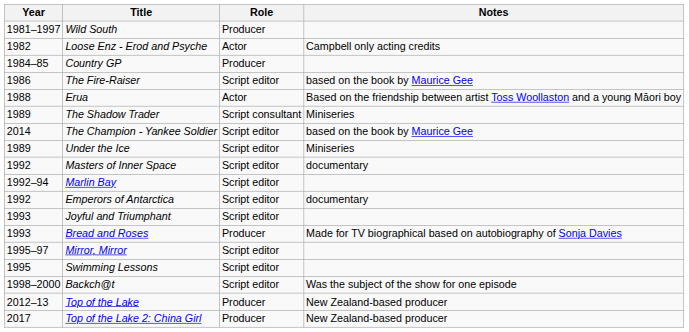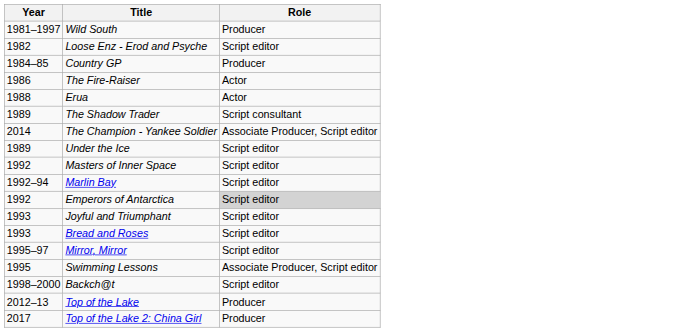- column: (494, 13)
(234, 47) Actor -> (251, 47) Script editor
(251, 81) Script editor -> (234, 81) Actor
(251, 132) Script editor -> (300, 132) Associate Producer, Script editor
(251, 200) no background -> (251, 200) lightgrey background
(244, 234) Producer -> (251, 234) Script editor
(251, 268) Script editor -> (300, 268) Associate Producer, Script editor
